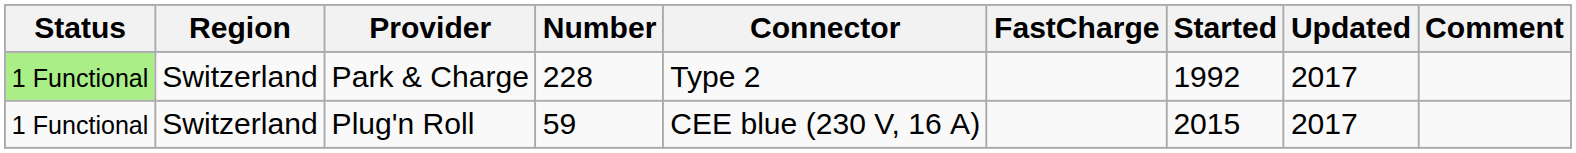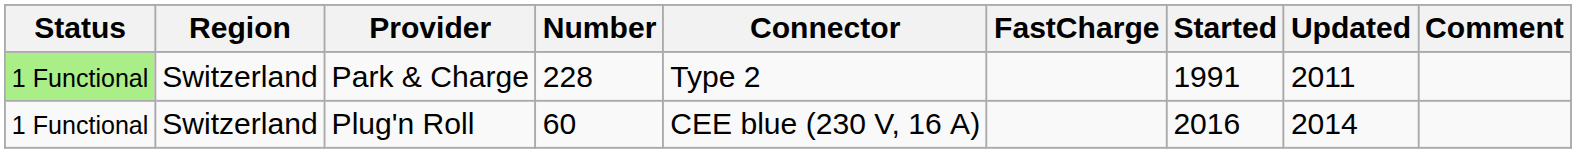(1207, 76) 1992 -> (1207, 76) 1991
(1324, 76) 2017 -> (1323, 76) 2011
(559, 123) 59 -> (559, 123) 60
(1207, 123) 2015 -> (1207, 123) 2016
(1324, 123) 2017 -> (1324, 123) 2014
